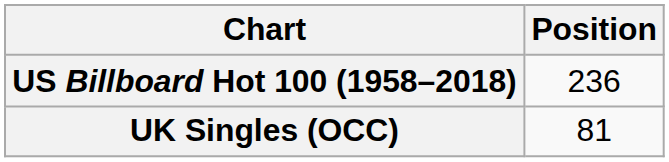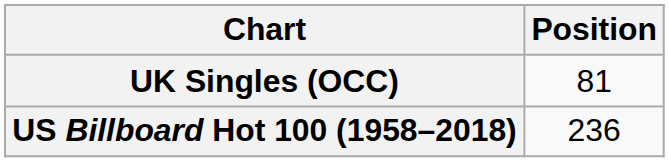rows swapped: (265, 130) <-> (265, 80)
